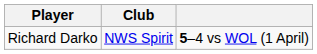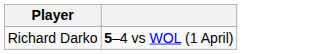- column: (139, 15)
